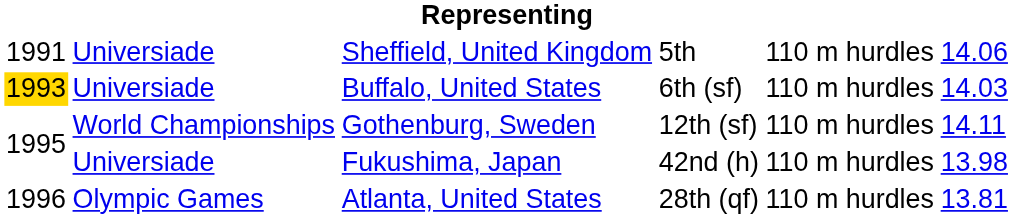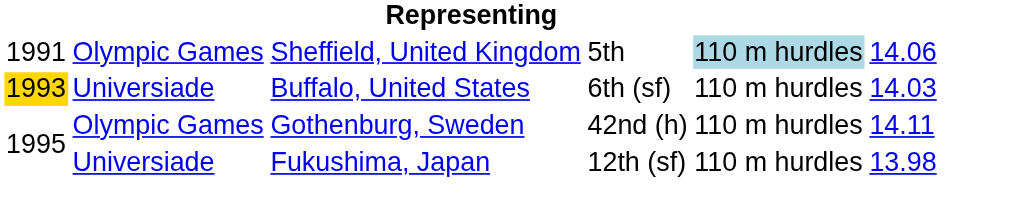(144, 51) Universiade -> (168, 51) Olympic Games
(850, 51) no background -> (779, 51) lightblue background
(204, 125) World Championships -> (168, 125) Olympic Games
(708, 125) 12th (sf) -> (638, 125) 42nd (h)
(709, 162) 42nd (h) -> (637, 162) 12th (sf)
- row: (472, 199)
